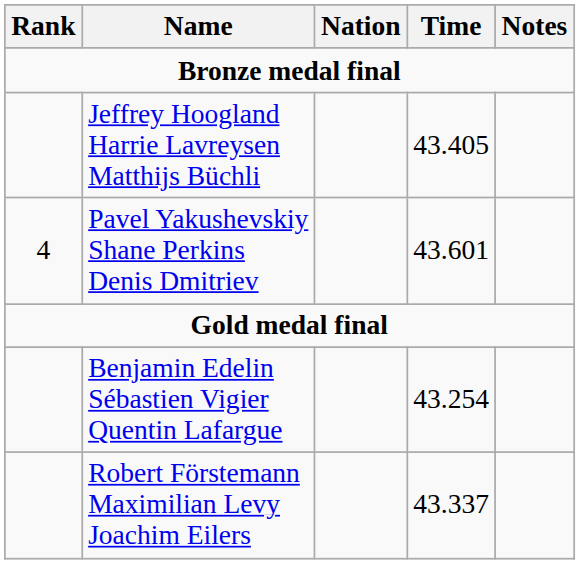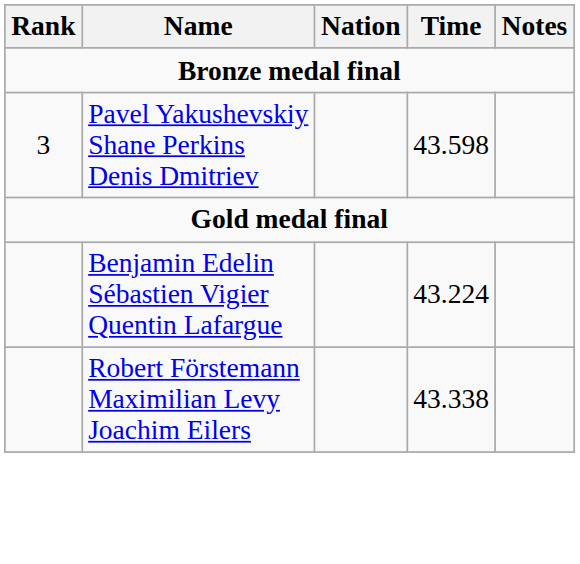- row: (184, 144)
(43, 250) 4 -> (43, 144) 3
(451, 250) 43.601 -> (451, 144) 43.598
(451, 399) 43.254 -> (451, 293) 43.224
(451, 504) 43.337 -> (451, 399) 43.338
